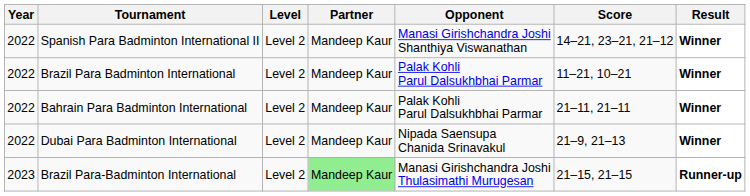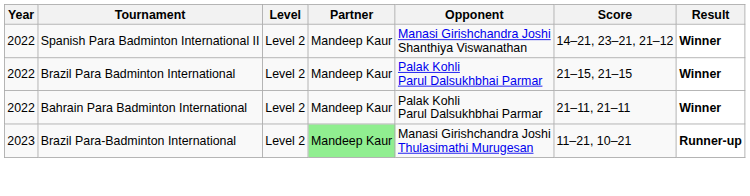(594, 74) 11–21, 10–21 -> (594, 74) 21–15, 21–15
- row: (139, 141)
(594, 174) 21–15, 21–15 -> (594, 141) 11–21, 10–21
